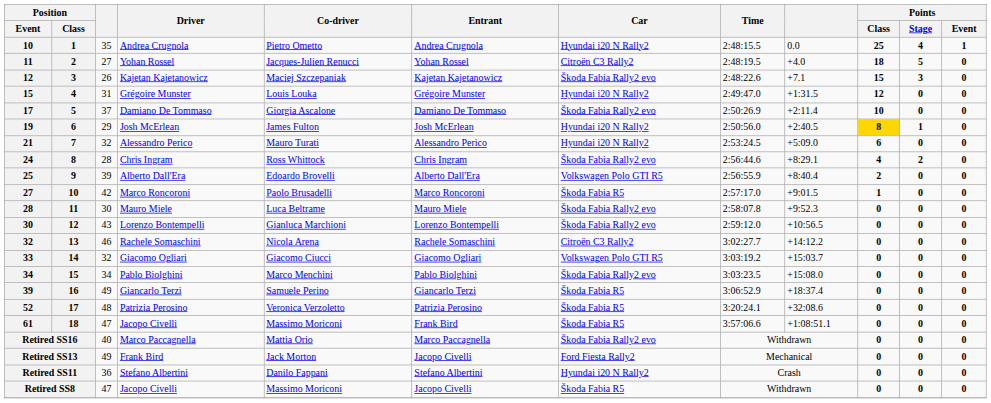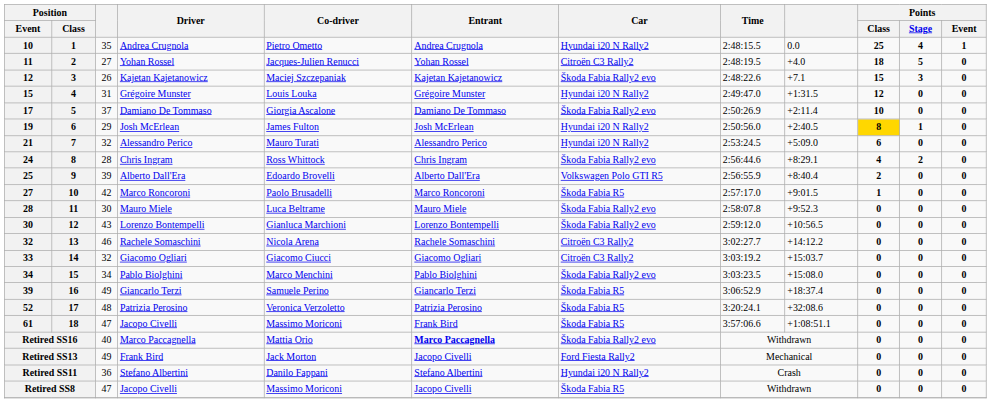(612, 257) Volkswagen Polo GTI R5 -> (597, 257) Citroën C3 Rally2
(452, 339) normal -> (455, 339) bold
